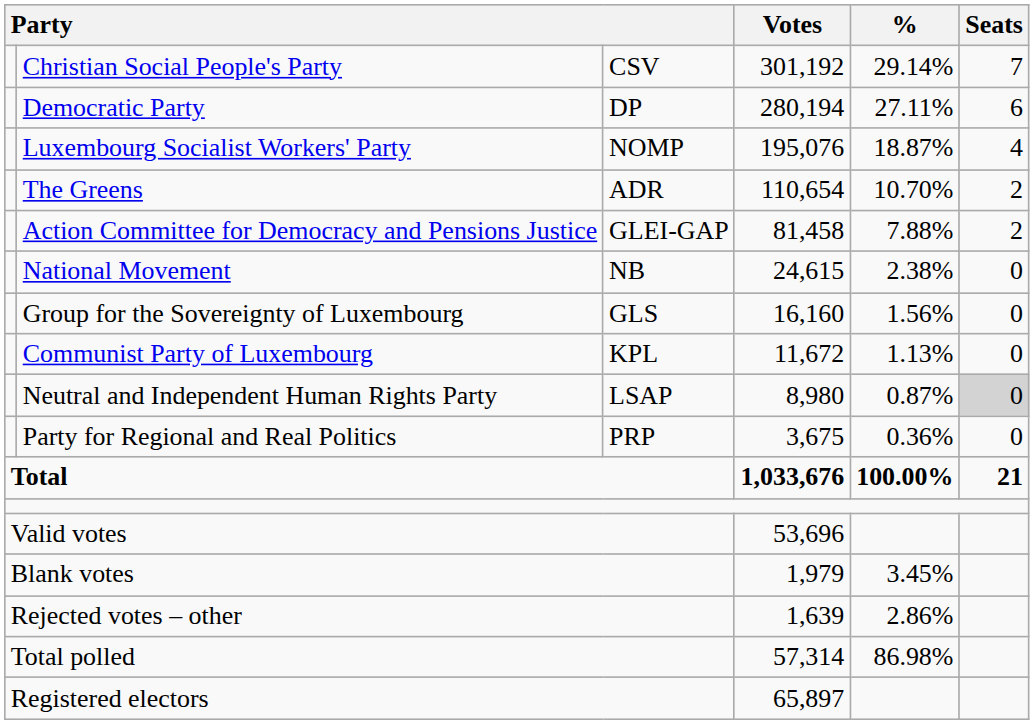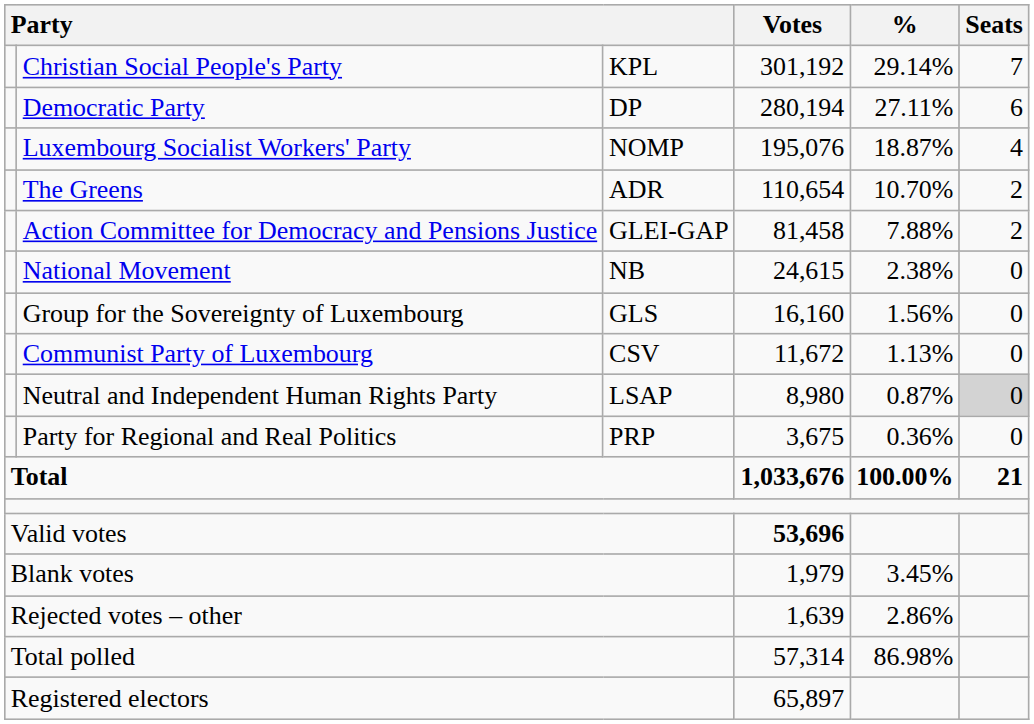(634, 66) CSV -> (634, 66) KPL
(634, 353) KPL -> (634, 353) CSV
(809, 533) normal -> (809, 533) bold
